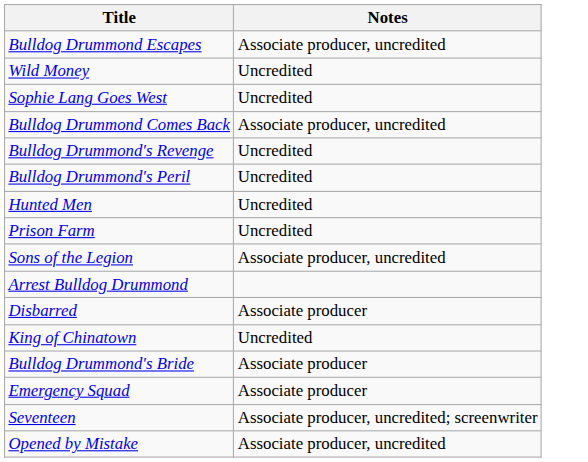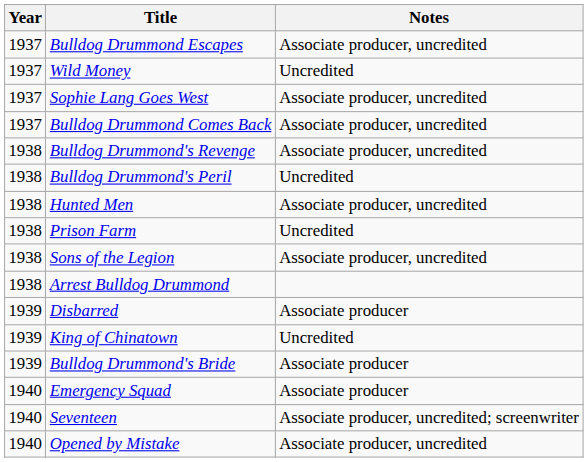+ column: (25, 17)
(275, 97) Uncredited -> (383, 97) Associate producer, uncredited
(275, 151) Uncredited -> (383, 151) Associate producer, uncredited
(275, 204) Uncredited -> (383, 204) Associate producer, uncredited
